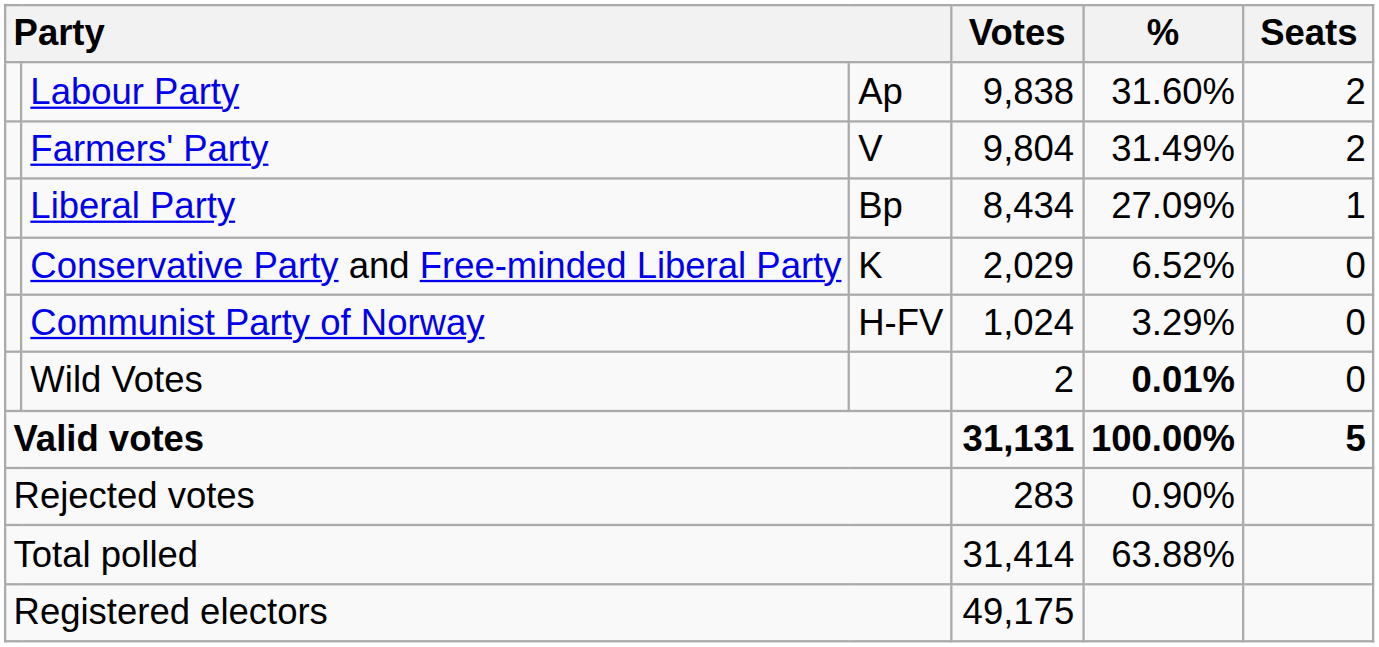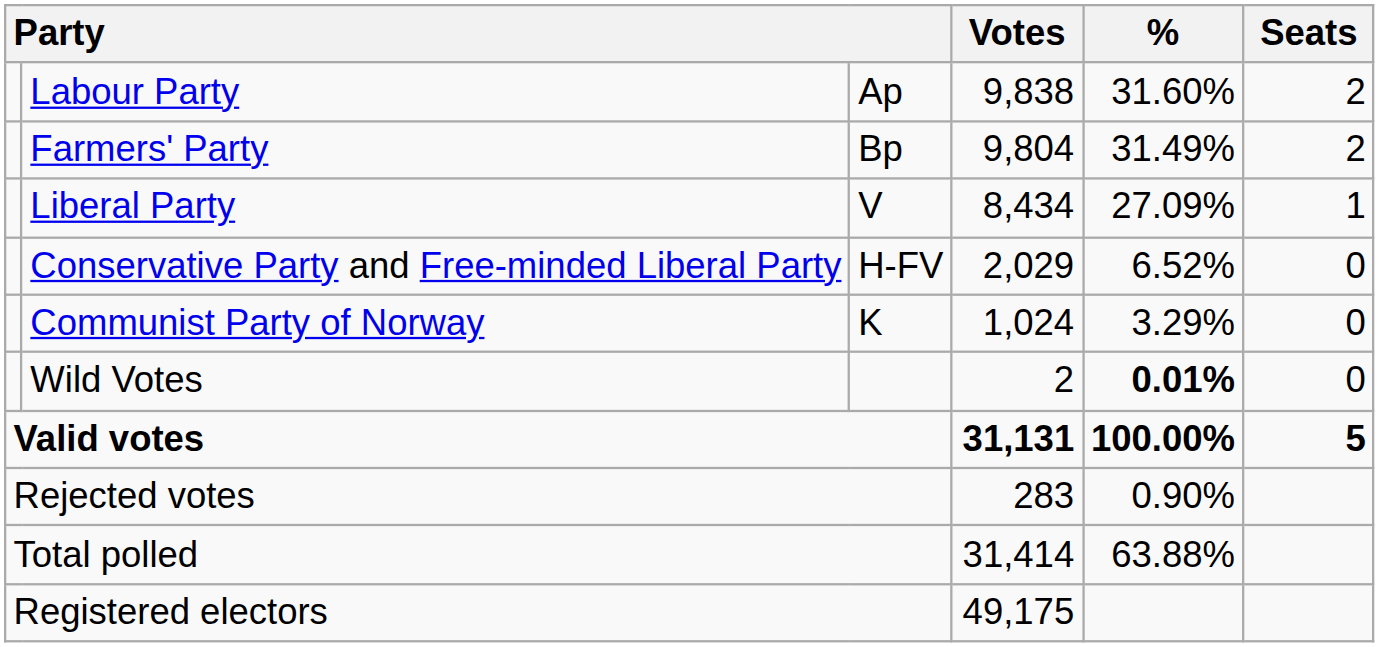(870, 149) V -> (881, 149) Bp
(881, 206) Bp -> (870, 206) V
(870, 264) K -> (901, 264) H-FV
(901, 322) H-FV -> (870, 322) K
